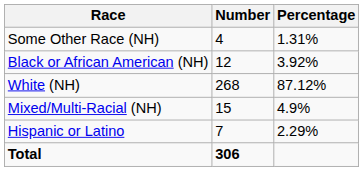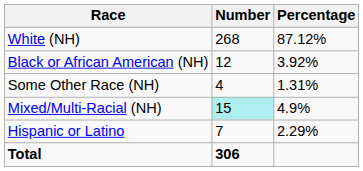rows swapped: (44, 85) <-> (83, 39)
(223, 108) no background -> (223, 108) paleturquoise background
